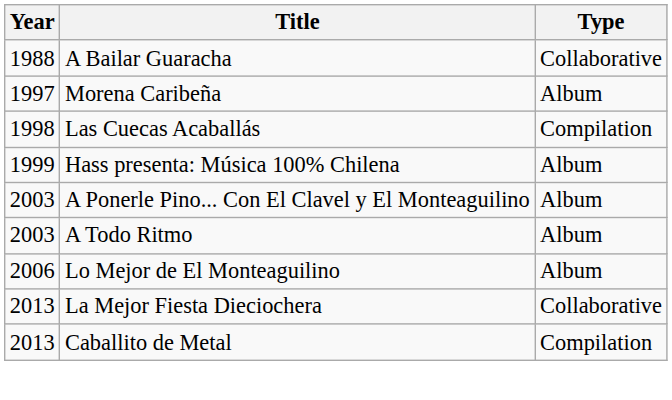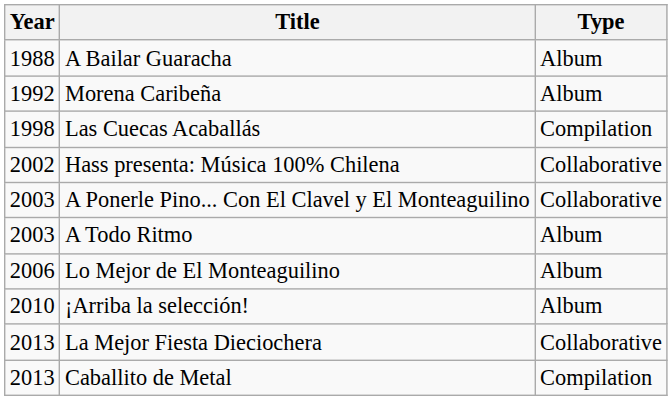(601, 57) Collaborative -> (571, 57) Album
(32, 93) 1997 -> (32, 93) 1992
(32, 164) 1999 -> (32, 164) 2002
(571, 164) Album -> (601, 164) Collaborative
(571, 199) Album -> (601, 199) Collaborative
+ row: (157, 306)
